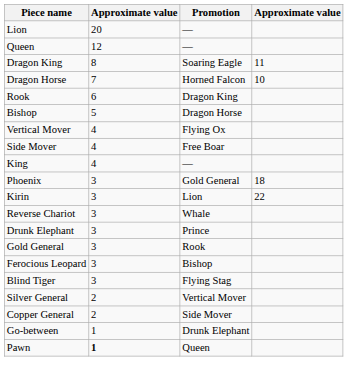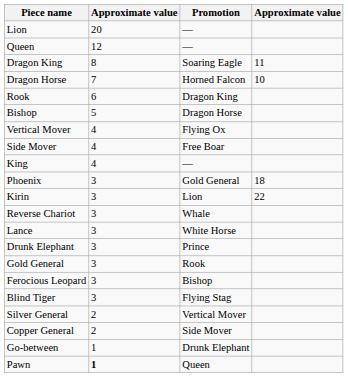+ row: (20, 230)
